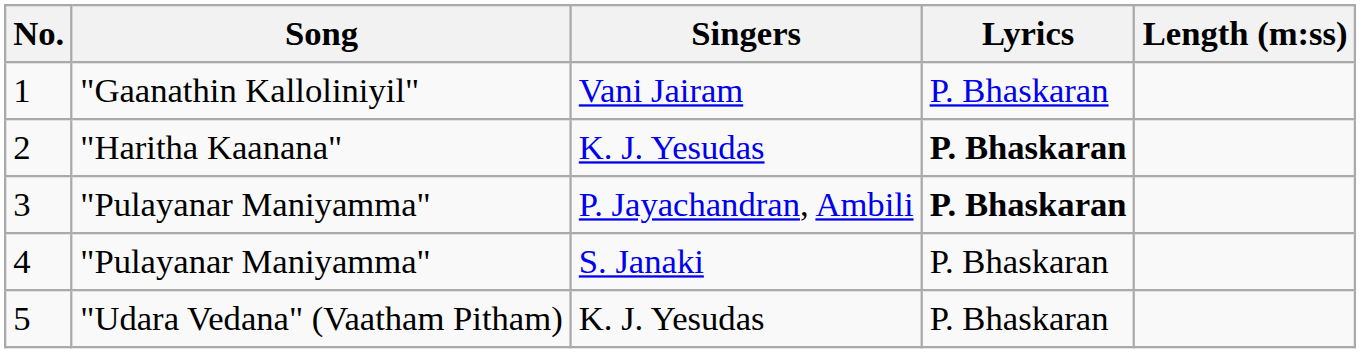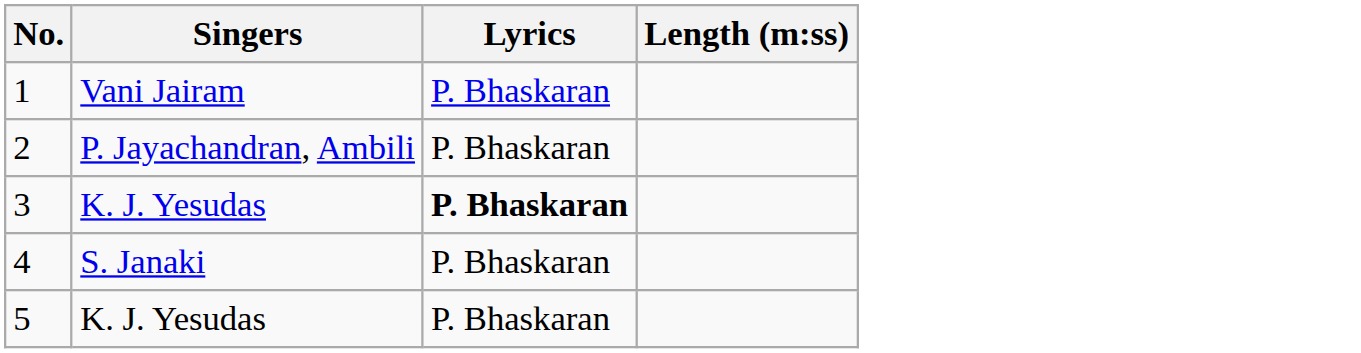- column: (321, 33)
(672, 147) K. J. Yesudas -> (248, 147) P. Jayachandran, Ambili
(1028, 147) bold -> (521, 147) normal
(746, 204) P. Jayachandran, Ambili -> (173, 204) K. J. Yesudas
